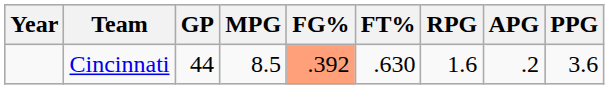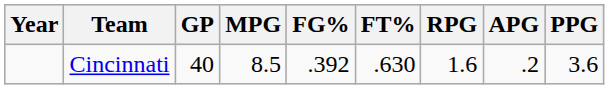(202, 64) 44 -> (202, 64) 40
(329, 64) lightsalmon background -> (329, 64) no background
